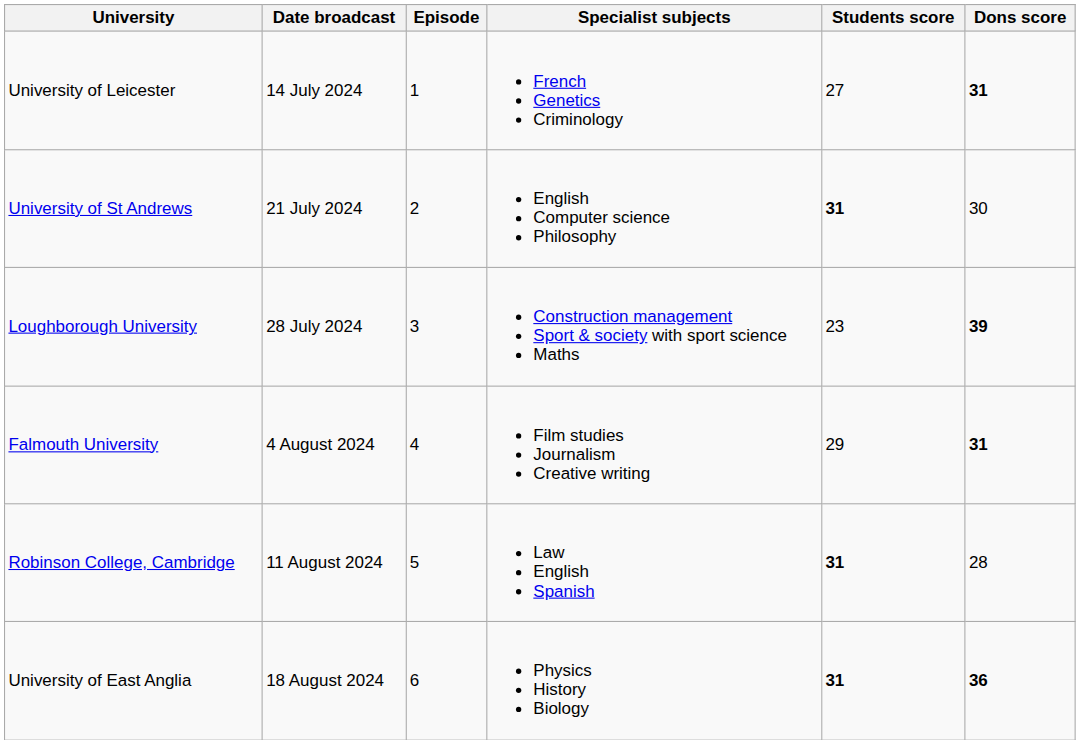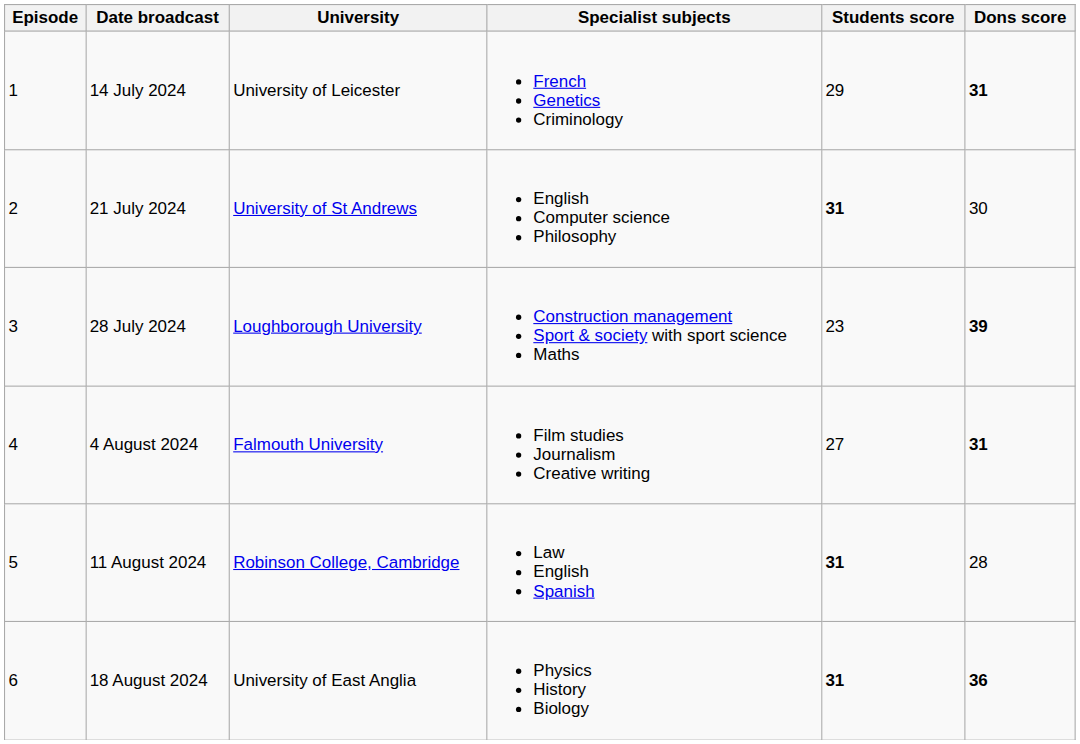columns swapped: (446, 17) <-> (133, 17)
(835, 90) 27 -> (835, 90) 29
(835, 444) 29 -> (835, 444) 27
